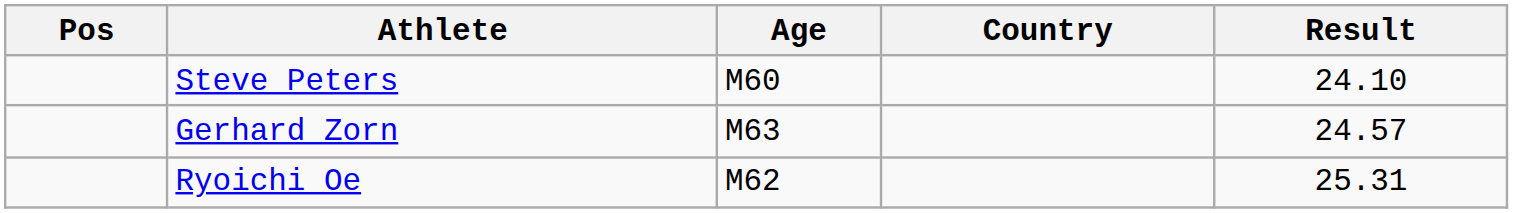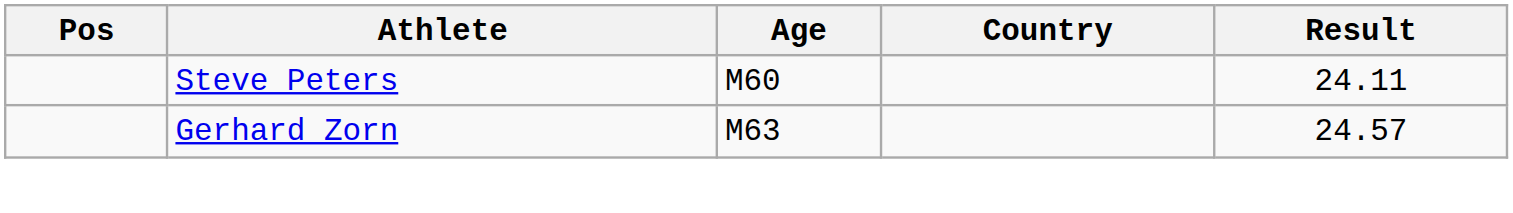(1361, 81) 24.10 -> (1361, 81) 24.11
- row: (268, 182)
